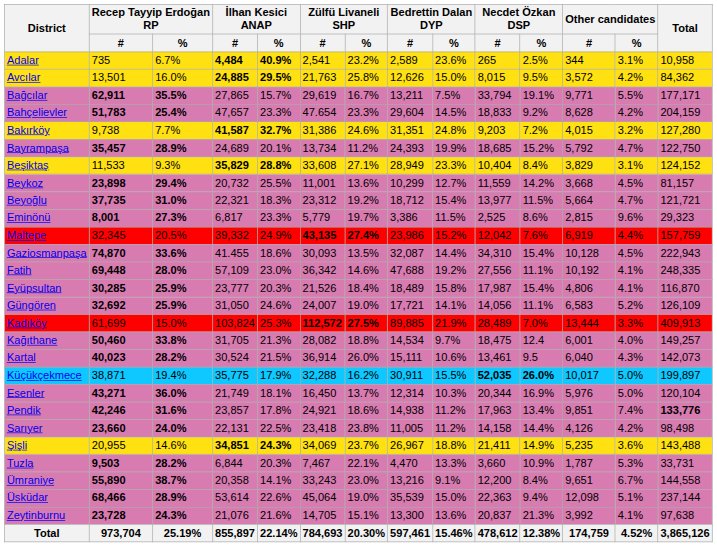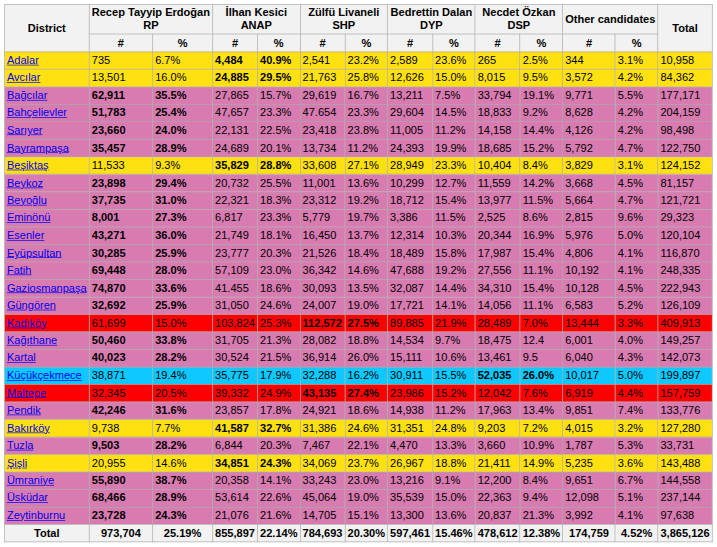rows swapped: (28, 130) <-> (25, 428)
rows swapped: (26, 393) <-> (27, 235)
rows swapped: (34, 288) <-> (47, 253)
(680, 410) bold -> (680, 410) normal
rows swapped: (17, 445) <-> (20, 463)
